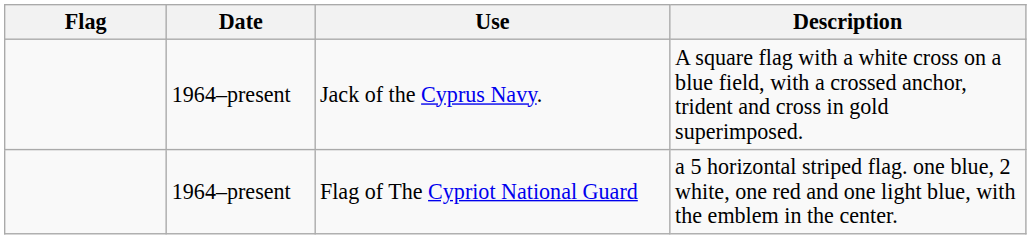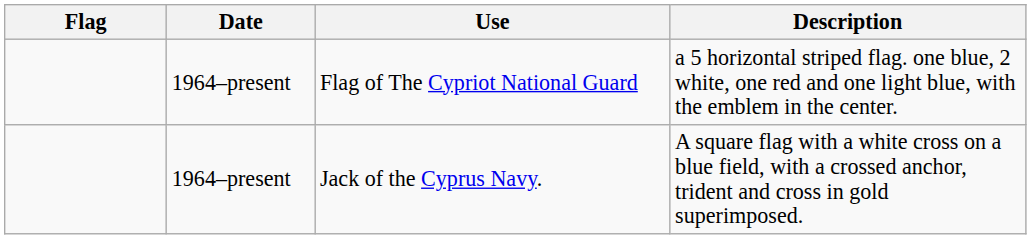rows swapped: (431, 94) <-> (479, 191)
